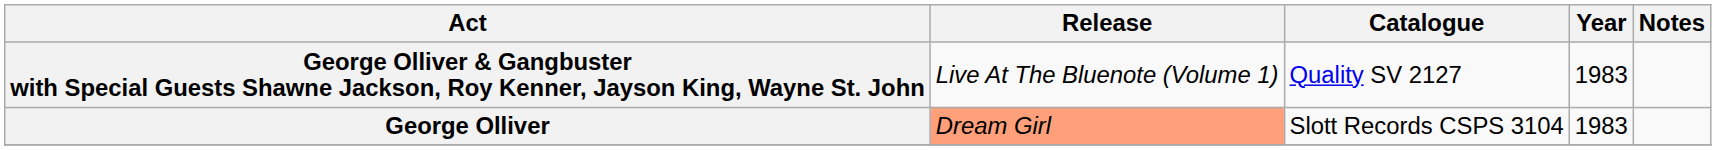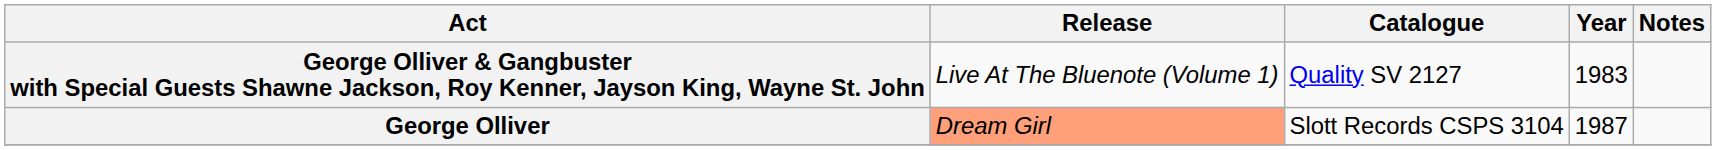(1601, 125) 1983 -> (1601, 125) 1987
